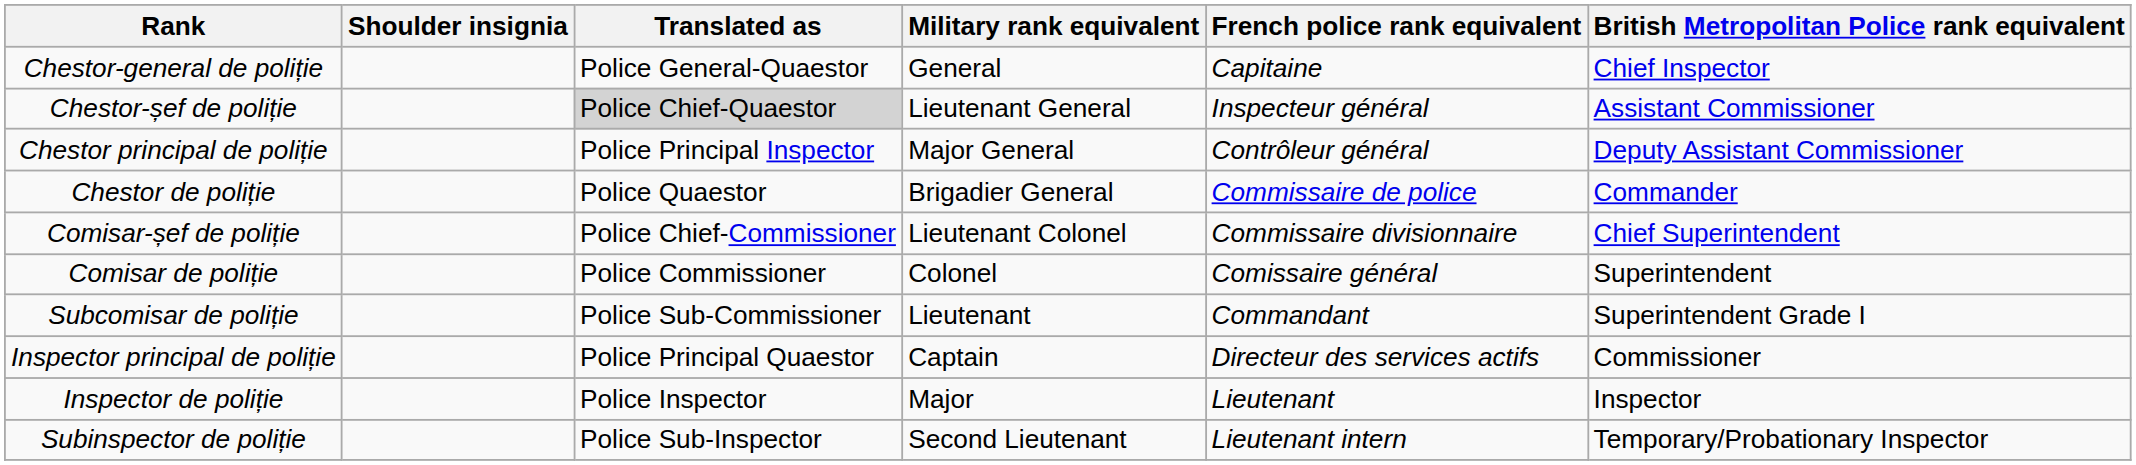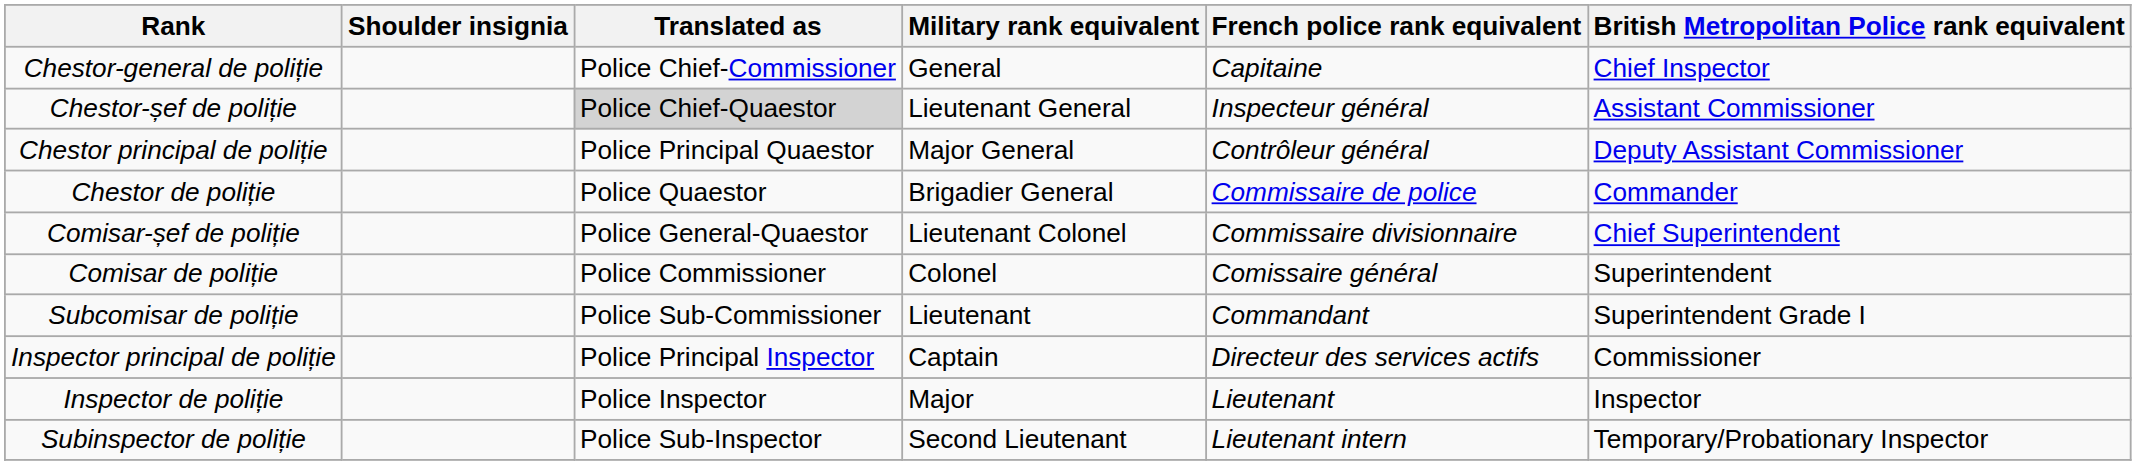(724, 67) Police General-Quaestor -> (738, 67) Police Chief-Commissioner
(727, 150) Police Principal Inspector -> (727, 150) Police Principal Quaestor
(738, 233) Police Chief-Commissioner -> (724, 233) Police General-Quaestor
(727, 357) Police Principal Quaestor -> (727, 357) Police Principal Inspector
